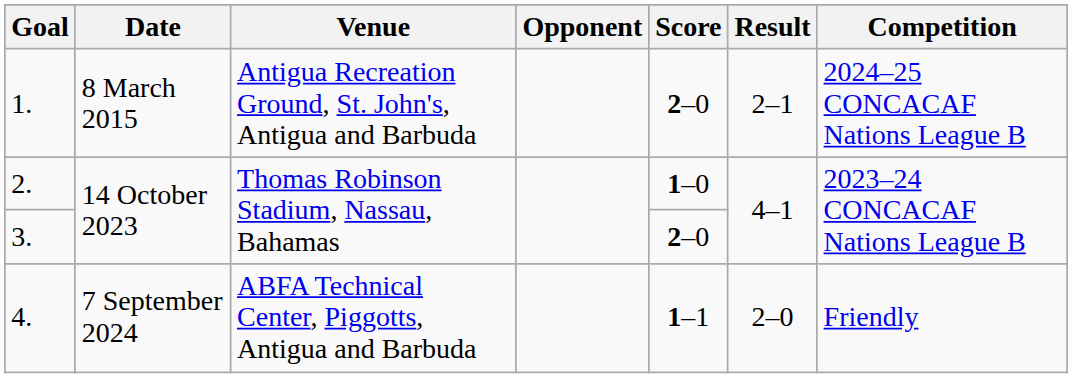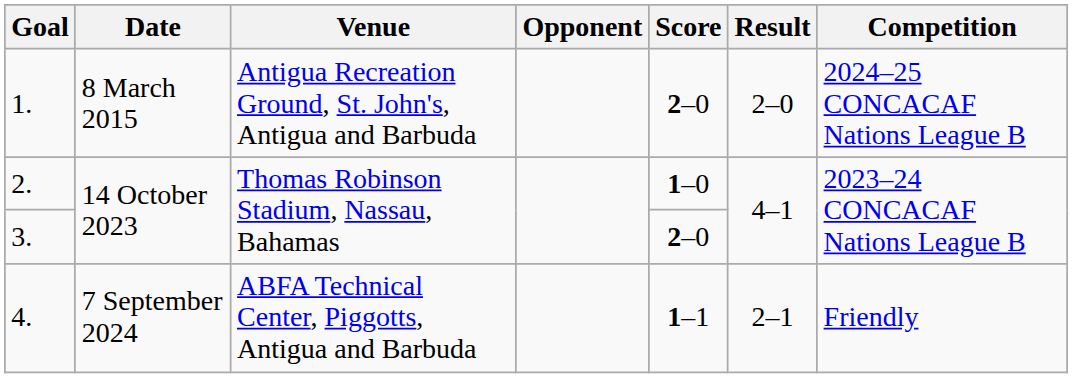(773, 102) 2–1 -> (773, 102) 2–0
(773, 317) 2–0 -> (773, 317) 2–1
